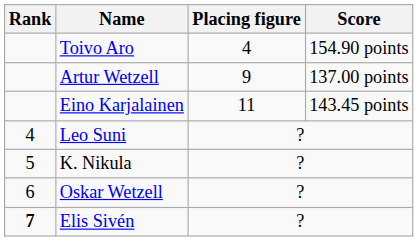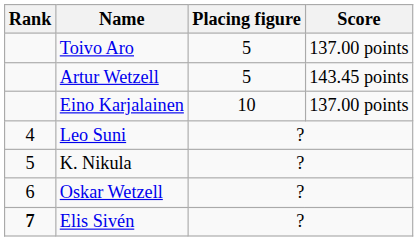(247, 47) 4 -> (247, 47) 5
(359, 47) 154.90 points -> (359, 47) 137.00 points
(247, 76) 9 -> (247, 76) 5
(359, 76) 137.00 points -> (359, 76) 143.45 points
(247, 105) 11 -> (247, 105) 10
(359, 105) 143.45 points -> (359, 105) 137.00 points
